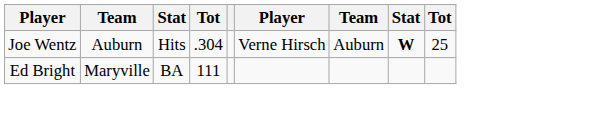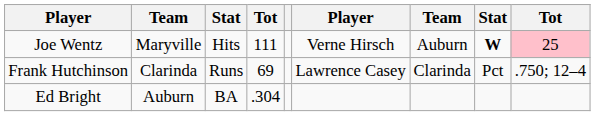(117, 44) Auburn -> (169, 44) Maryville
(208, 44) .304 -> (265, 44) 111
(440, 44) no background -> (550, 44) pink background
+ row: (68, 70)
(117, 70) Maryville -> (169, 96) Auburn
(208, 70) 111 -> (265, 96) .304
